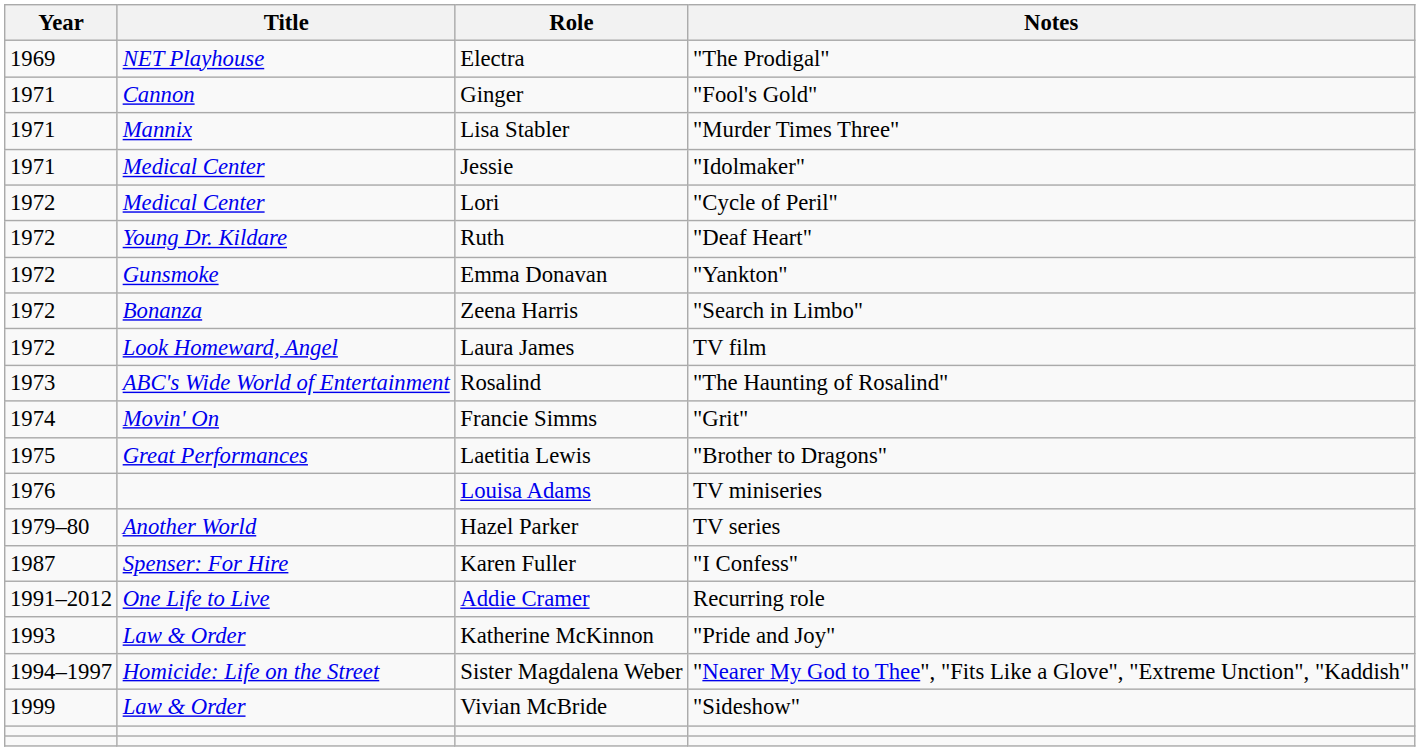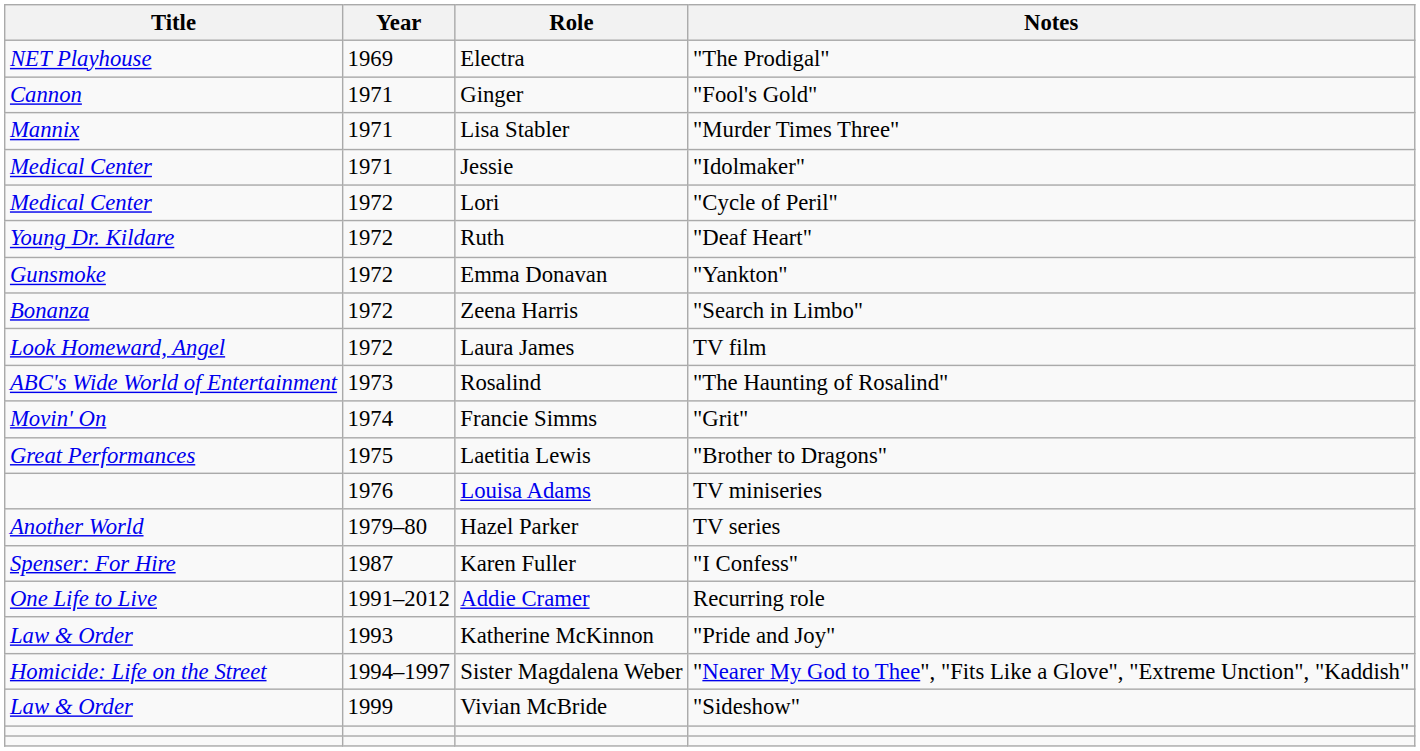columns swapped: (61, 22) <-> (286, 22)
